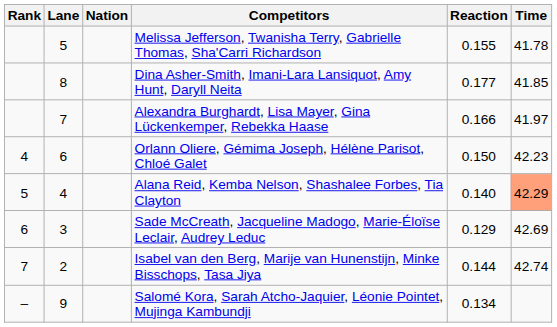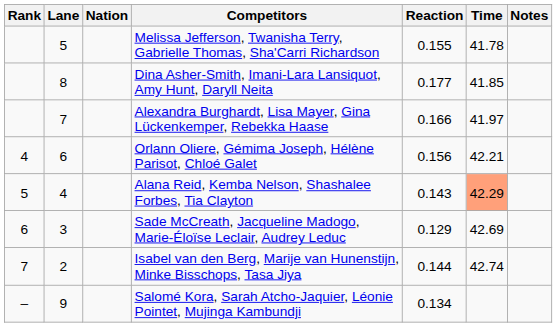+ column: (529, 15)
(479, 156) 0.150 -> (435, 156) 0.156
(531, 156) 42.23 -> (487, 156) 42.21
(479, 193) 0.140 -> (435, 193) 0.143
